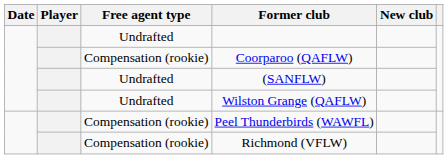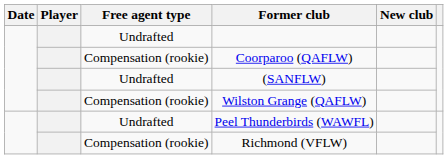(146, 100) Undrafted -> (146, 100) Compensation (rookie)
(146, 121) Compensation (rookie) -> (146, 121) Undrafted
